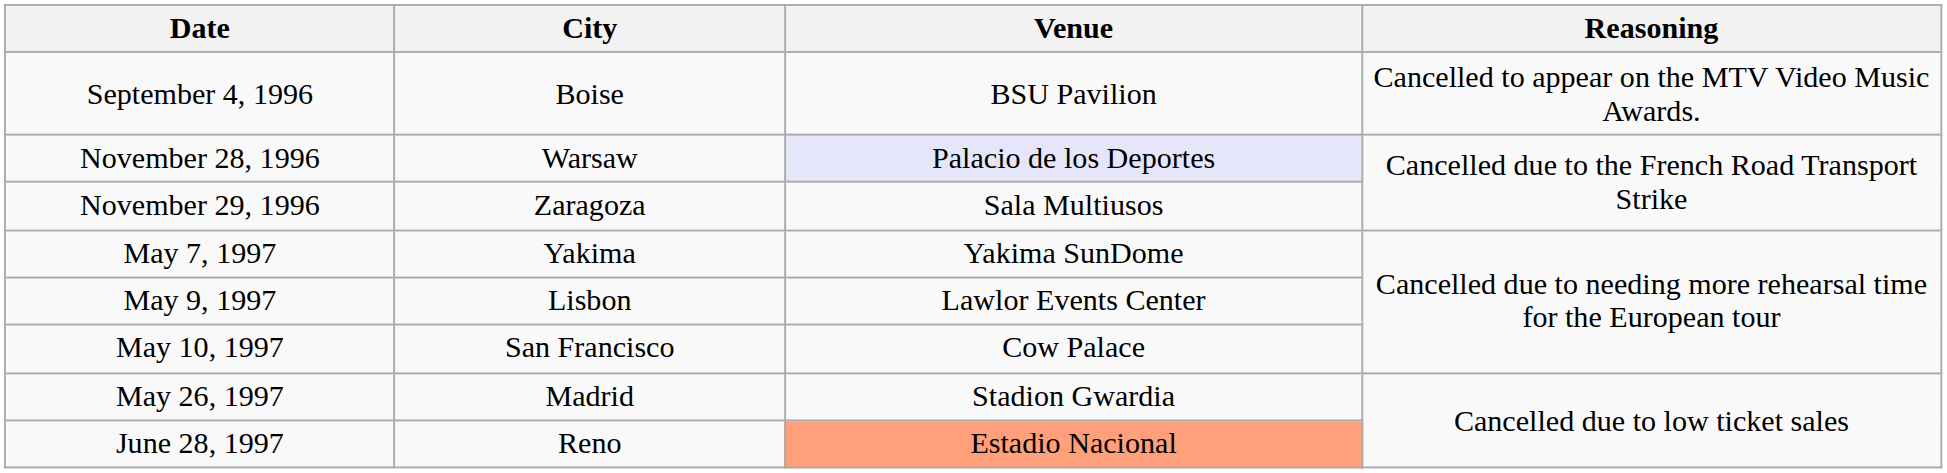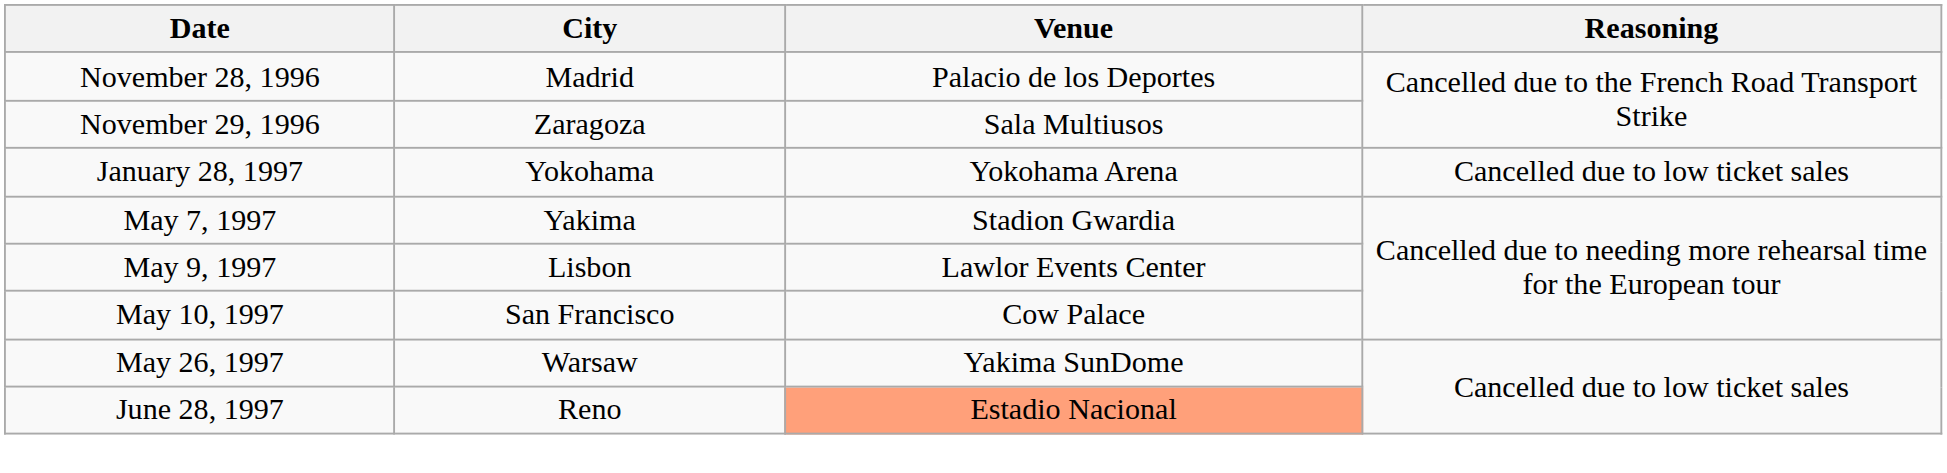- row: (200, 92)
(590, 157) Warsaw -> (590, 76) Madrid
(1074, 157) lavender background -> (1074, 76) no background
+ row: (200, 171)
(1074, 253) Yakima SunDome -> (1074, 219) Stadion Gwardia
(590, 396) Madrid -> (590, 362) Warsaw
(1074, 396) Stadion Gwardia -> (1074, 362) Yakima SunDome
